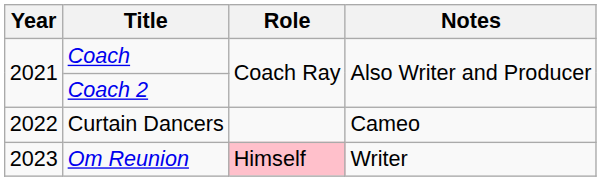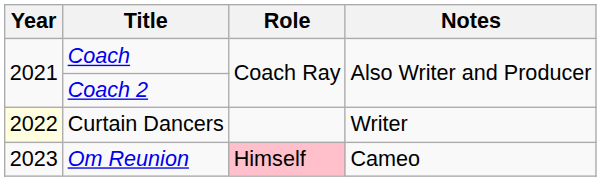(34, 124) no background -> (34, 124) lightyellow background
(385, 124) Cameo -> (379, 124) Writer
(379, 158) Writer -> (385, 158) Cameo
